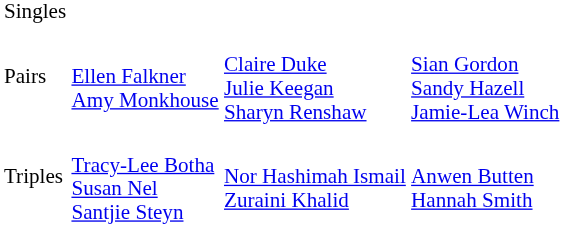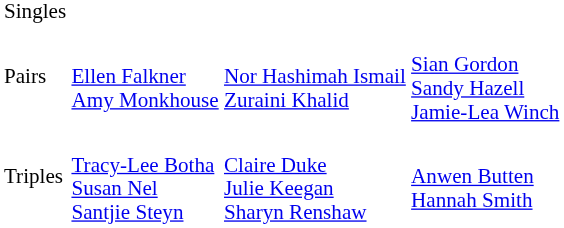(295, 88) Claire Duke Julie Keegan Sharyn Renshaw -> (315, 88) Nor Hashimah Ismail Zuraini Khalid
(315, 188) Nor Hashimah Ismail Zuraini Khalid -> (295, 188) Claire Duke Julie Keegan Sharyn Renshaw
